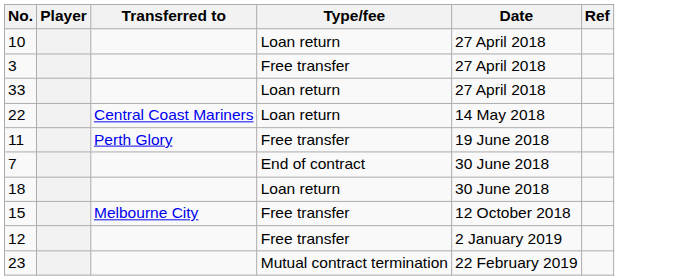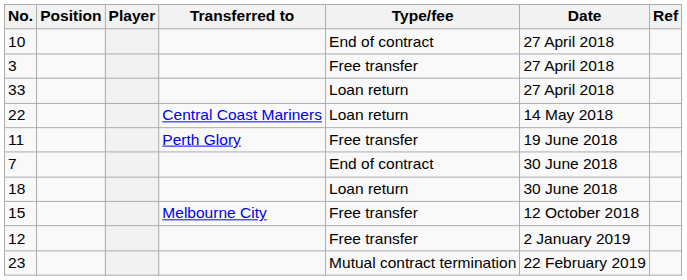+ column: (71, 16)
(300, 41) Loan return -> (381, 41) End of contract
